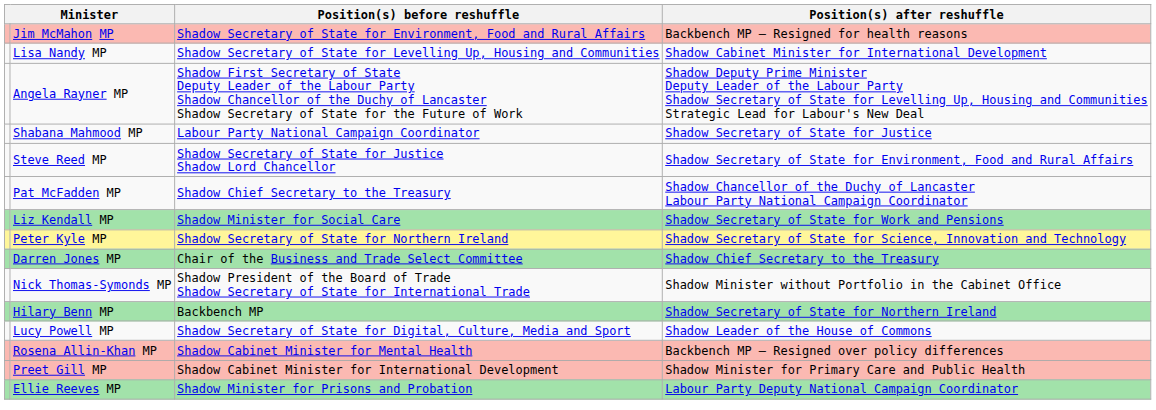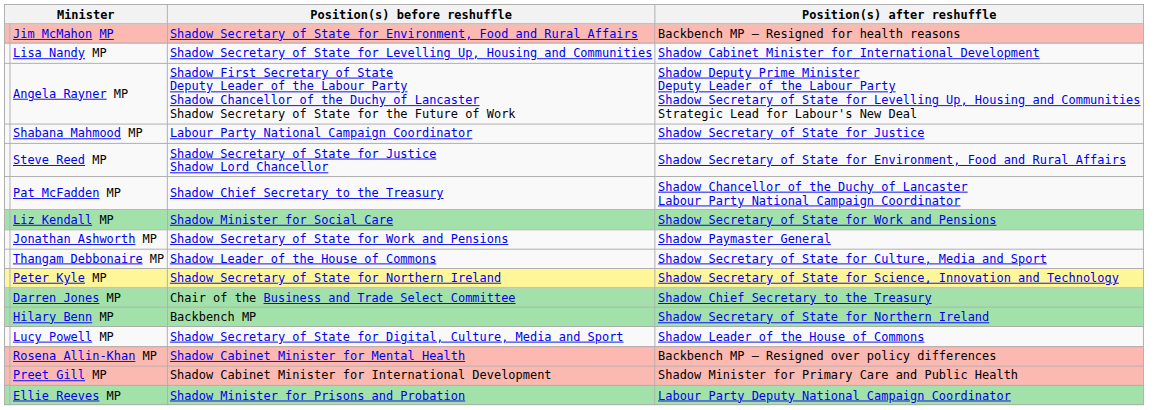+ row: (85, 239)
+ row: (89, 259)
- row: (92, 285)
